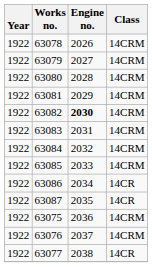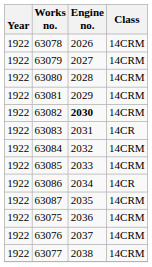(127, 130) 14CRM -> (122, 130) 14CR
(122, 200) 14CR -> (127, 200) 14CRM
(122, 253) 14CR -> (127, 253) 14CRM
